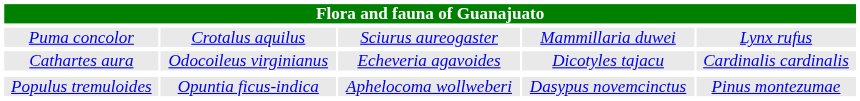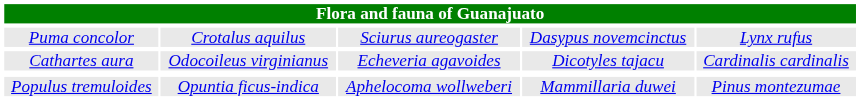(608, 37) Mammillaria duwei -> (608, 37) Dasypus novemcinctus
(608, 86) Dasypus novemcinctus -> (608, 86) Mammillaria duwei
